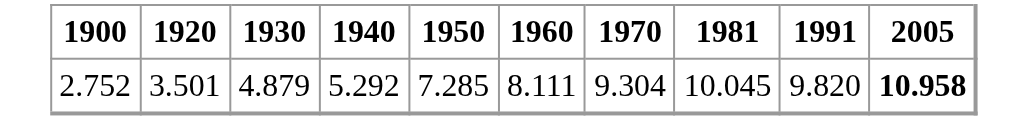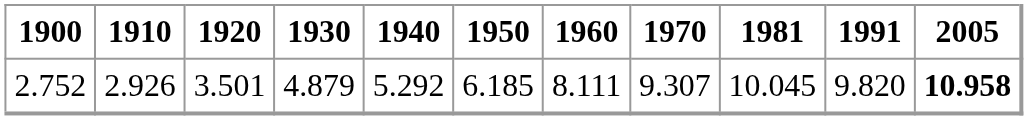+ column: (140, 31)
(453, 85) 7.285 -> (498, 85) 6.185
(630, 85) 9.304 -> (675, 85) 9.307
